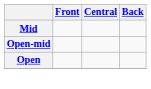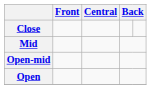+ row: (28, 28)
